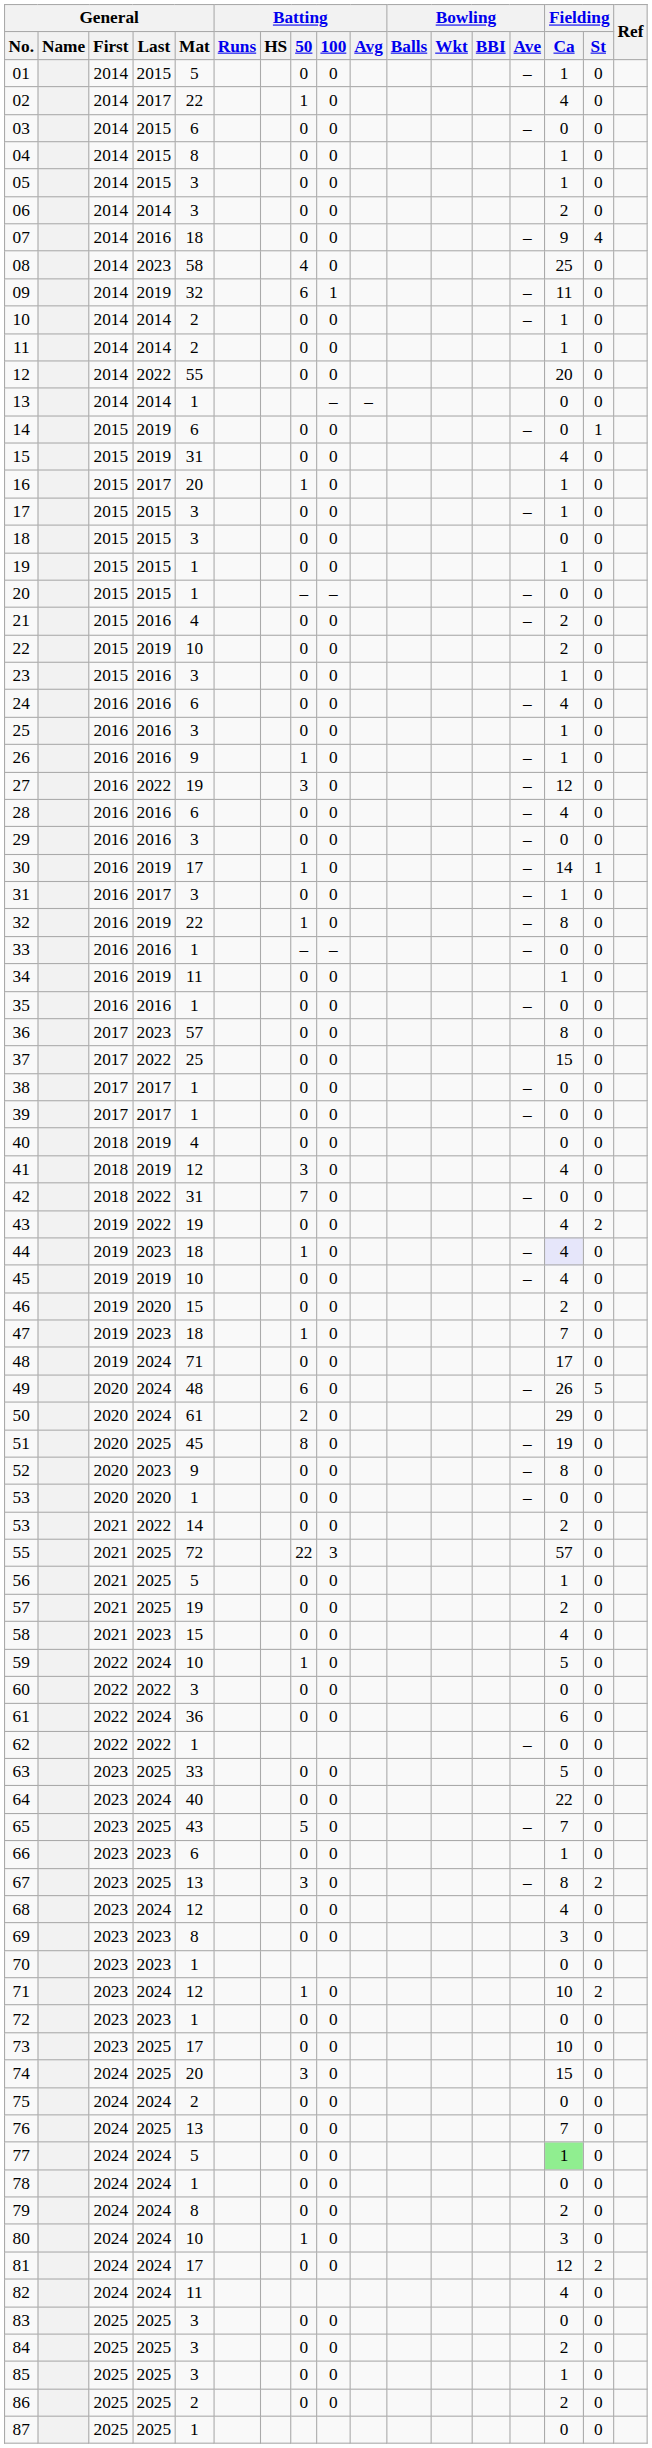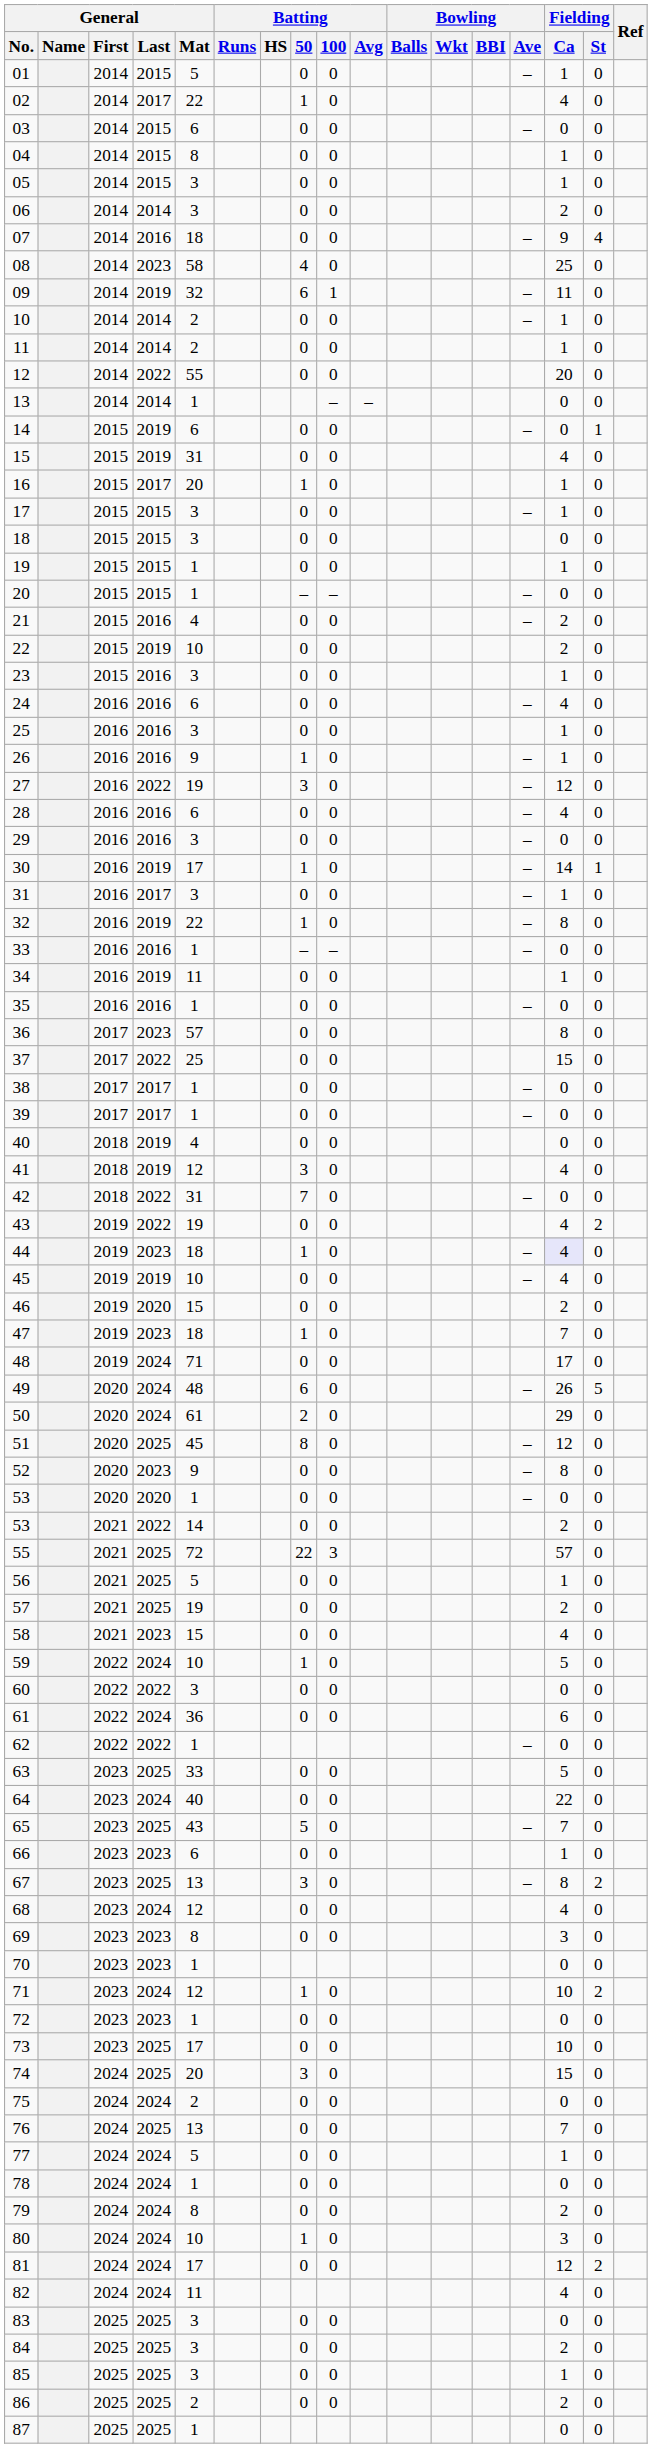(564, 1443) 19 -> (564, 1443) 12
(564, 2155) lightgreen background -> (564, 2155) no background
